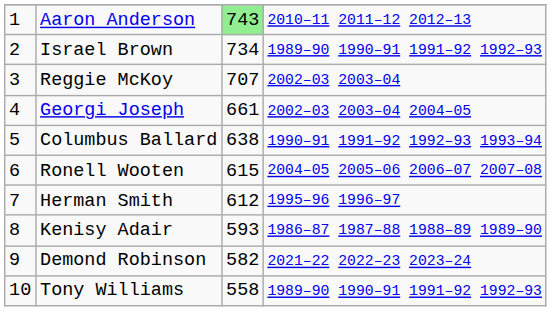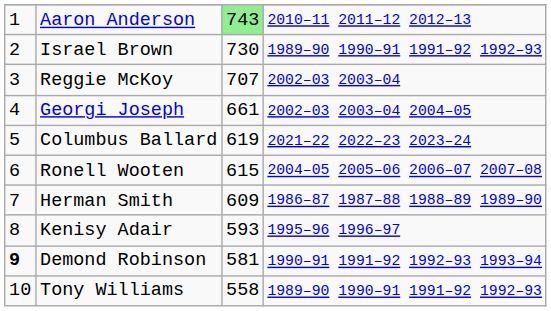(243, 50) 734 -> (243, 50) 730
(243, 140) 638 -> (243, 140) 619
(405, 140) 1990–91 1991–92 1992–93 1993–94 -> (369, 140) 2021–22 2022–23 2023–24
(243, 200) 612 -> (243, 200) 609
(334, 200) 1995–96 1996–97 -> (405, 200) 1986–87 1987–88 1988–89 1989–90
(405, 230) 1986–87 1987–88 1988–89 1989–90 -> (334, 230) 1995–96 1996–97
(15, 260) normal -> (15, 260) bold
(243, 260) 582 -> (243, 260) 581
(369, 260) 2021–22 2022–23 2023–24 -> (405, 260) 1990–91 1991–92 1992–93 1993–94
